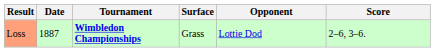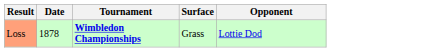- column: (378, 12)
(49, 33) 1887 -> (49, 33) 1878
